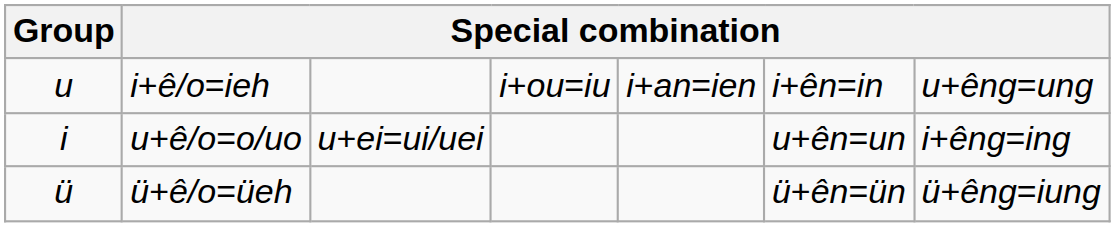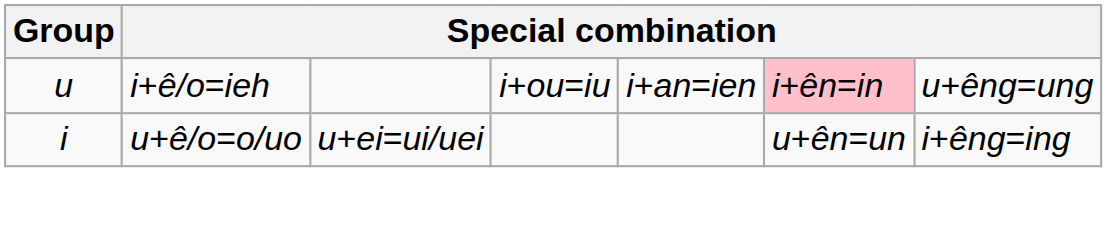(828, 85) no background -> (828, 85) pink background
- row: (211, 192)
